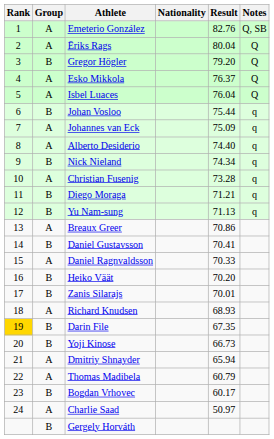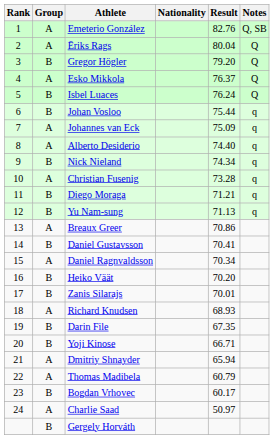(49, 95) A -> (49, 95) B
(224, 95) 76.04 -> (224, 95) 76.24
(224, 261) 70.33 -> (224, 261) 70.34
(18, 327) gold background -> (18, 327) no background
(224, 343) 66.73 -> (224, 343) 66.71
